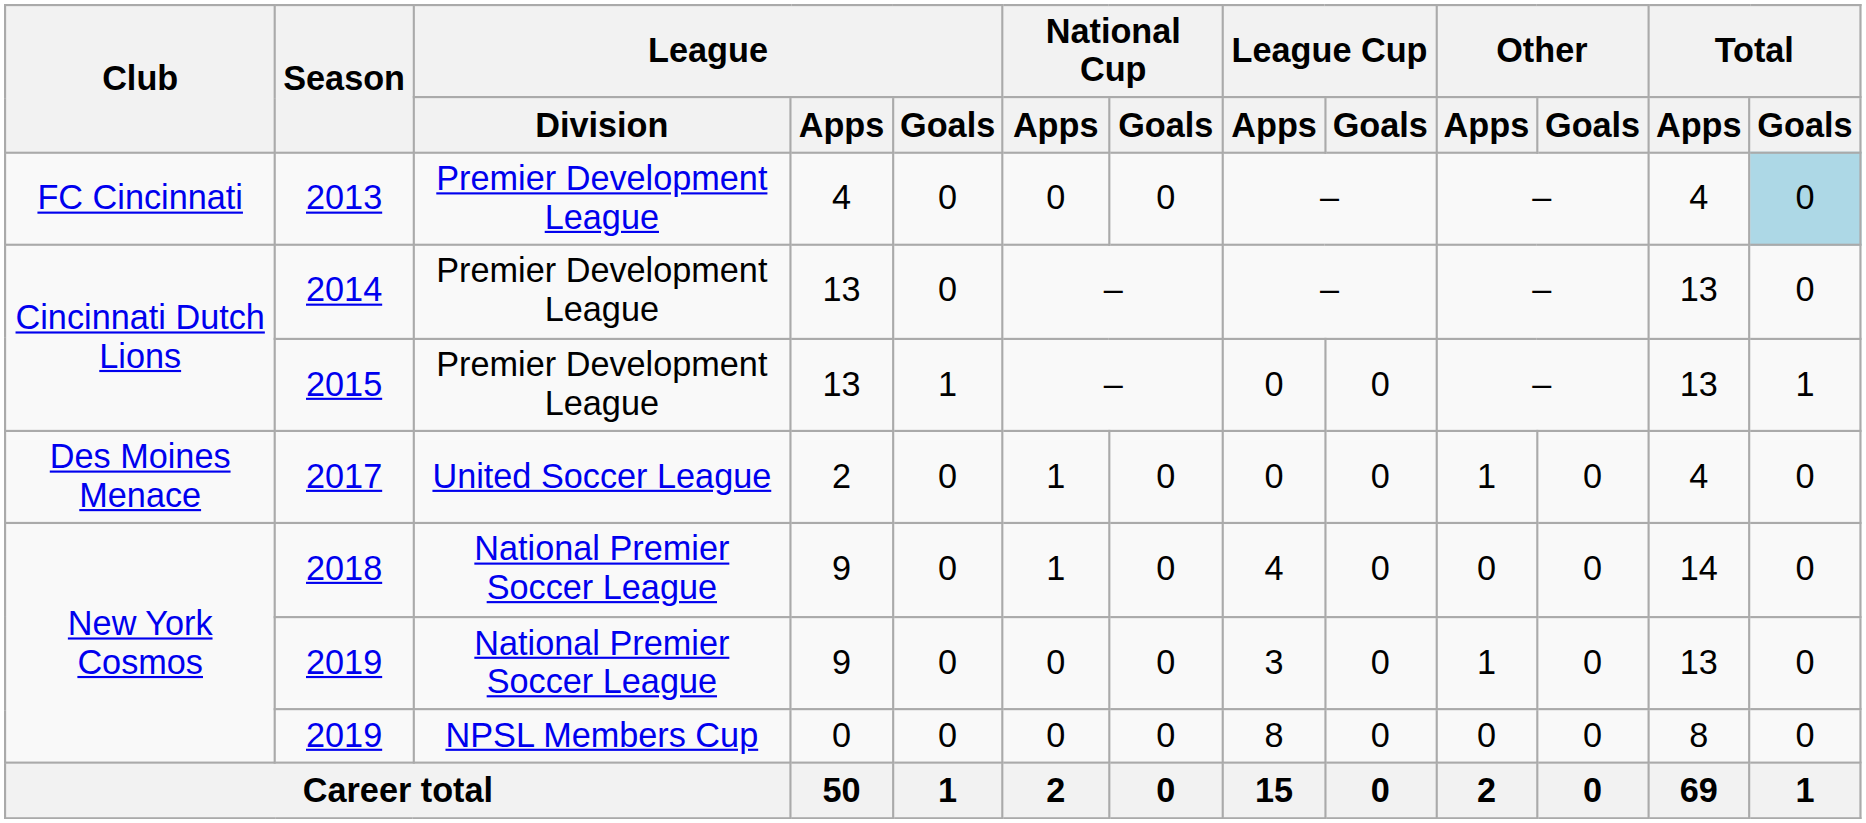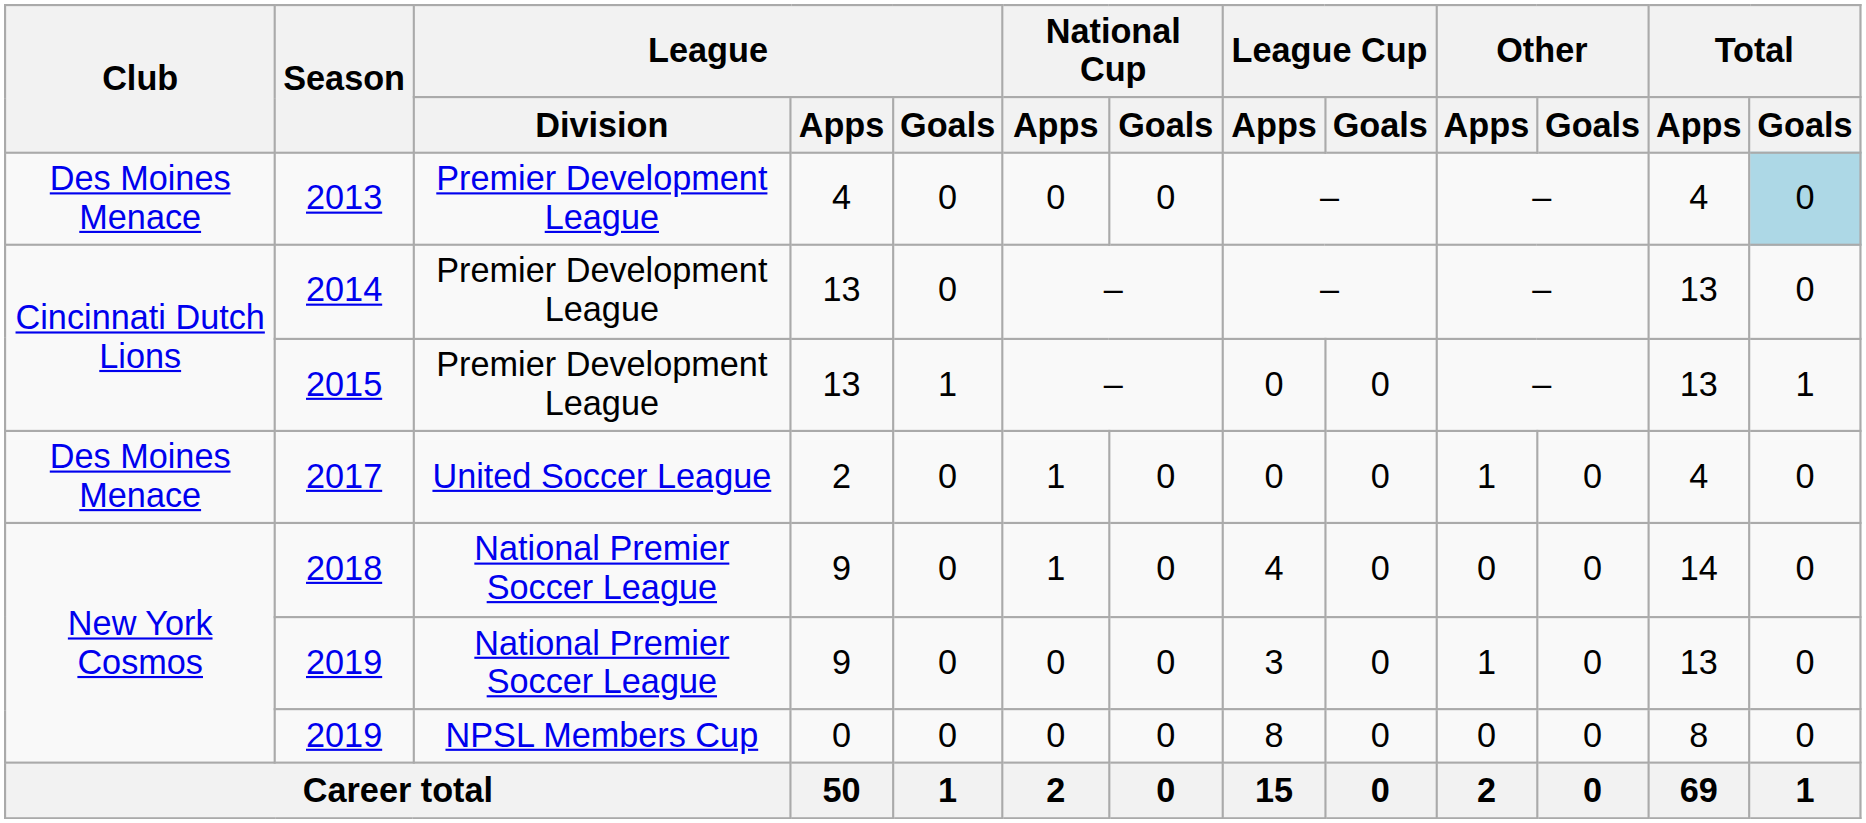(140, 198) FC Cincinnati -> (140, 198) Des Moines Menace
